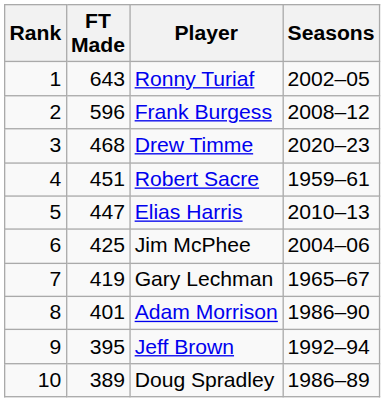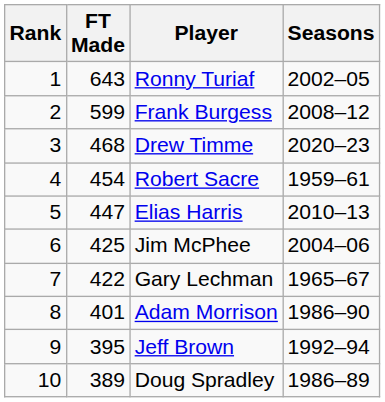(107, 111) 596 -> (107, 111) 599
(107, 178) 451 -> (107, 178) 454
(107, 279) 419 -> (107, 279) 422
